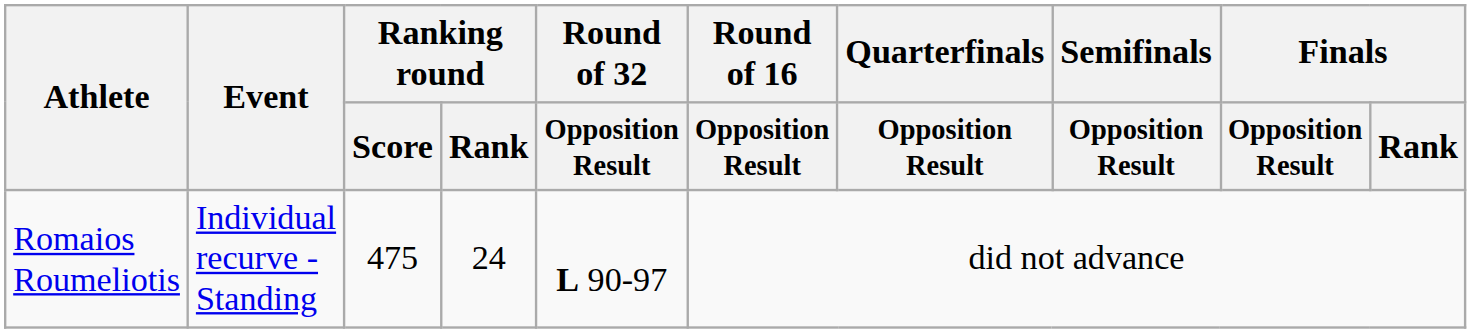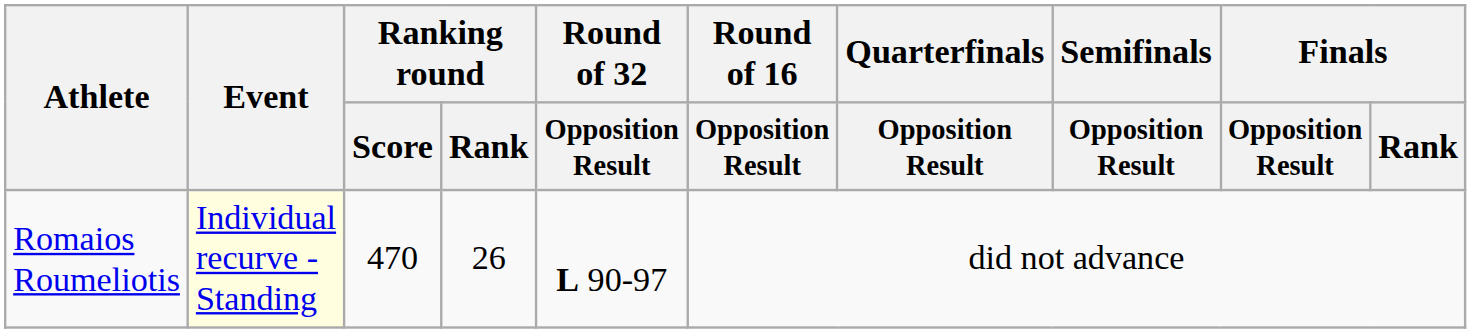(266, 258) no background -> (266, 258) lightyellow background
(392, 258) 475 -> (392, 258) 470
(489, 258) 24 -> (489, 258) 26
